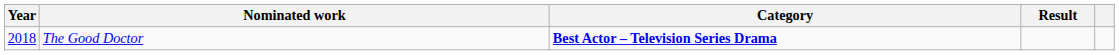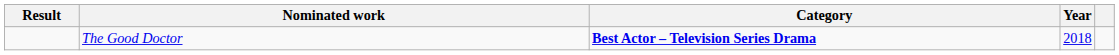columns swapped: (22, 15) <-> (1058, 15)
